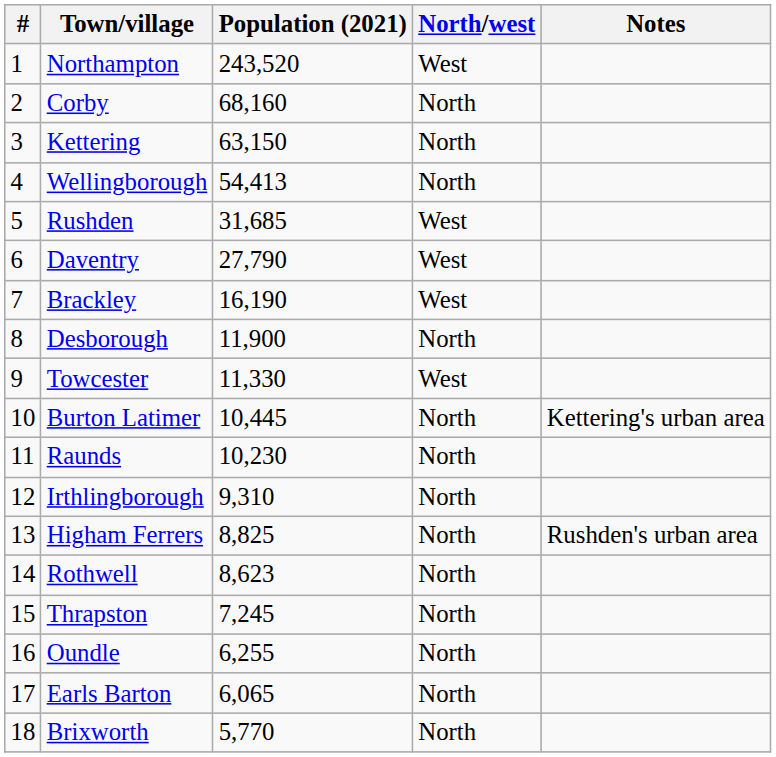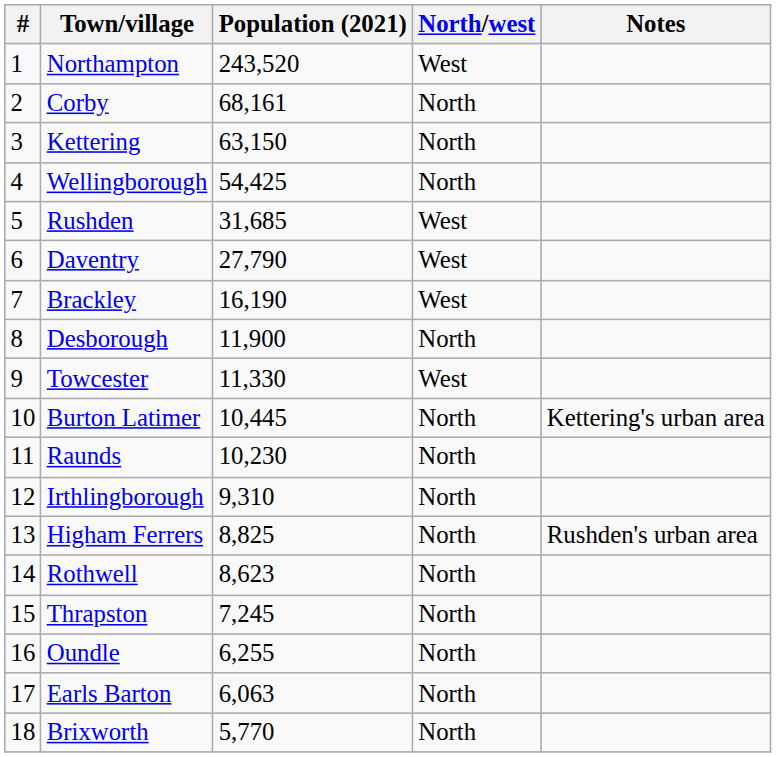(253, 102) 68,160 -> (253, 102) 68,161
(253, 181) 54,413 -> (253, 181) 54,425
(247, 692) 6,065 -> (247, 692) 6,063
